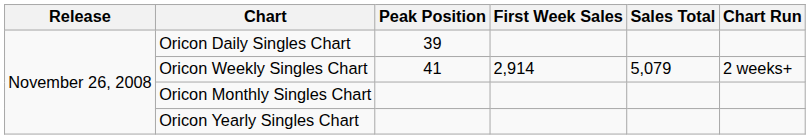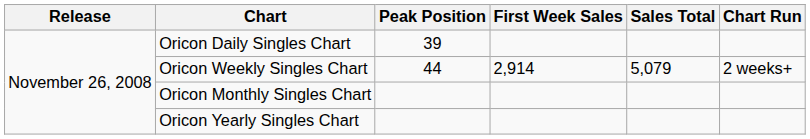(432, 69) 41 -> (432, 69) 44
